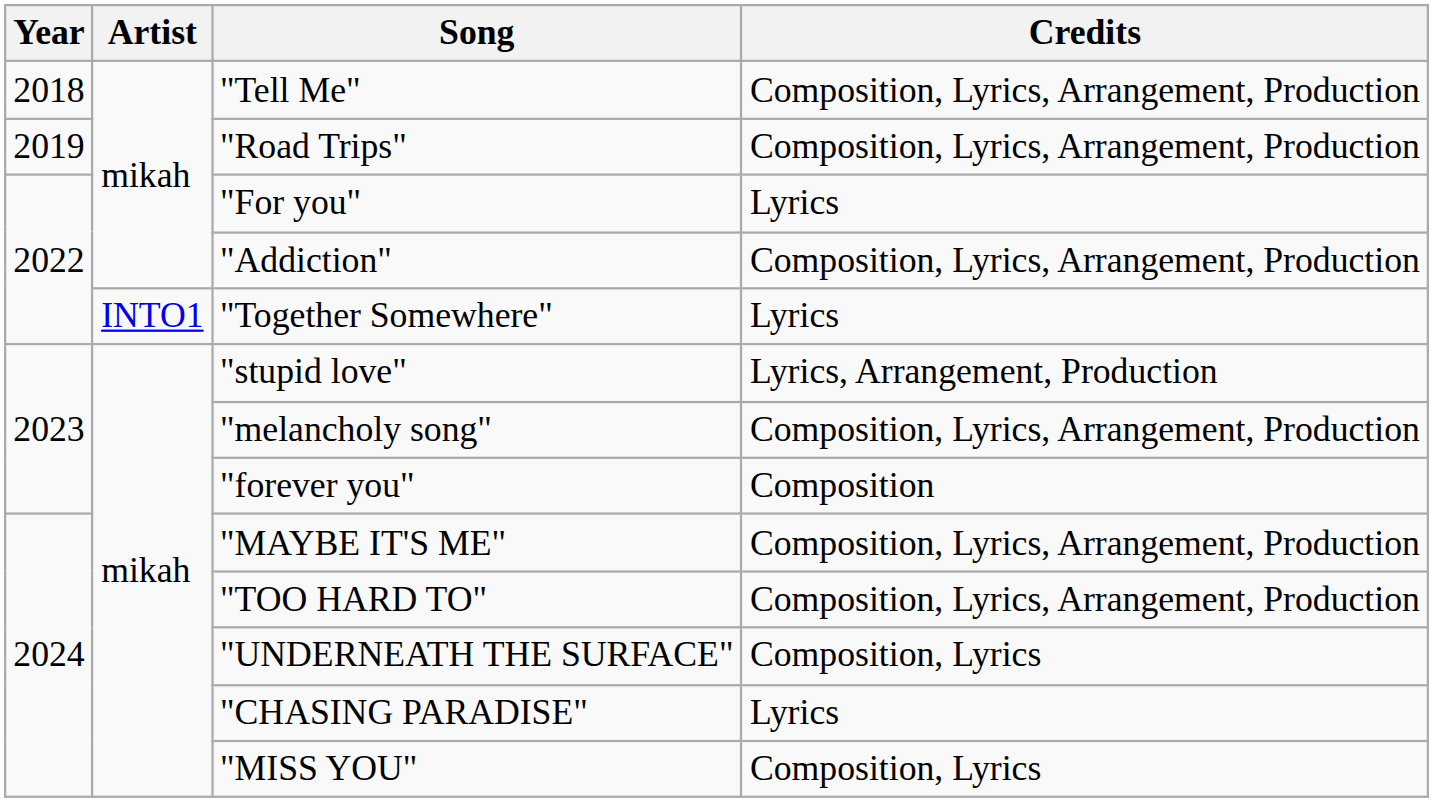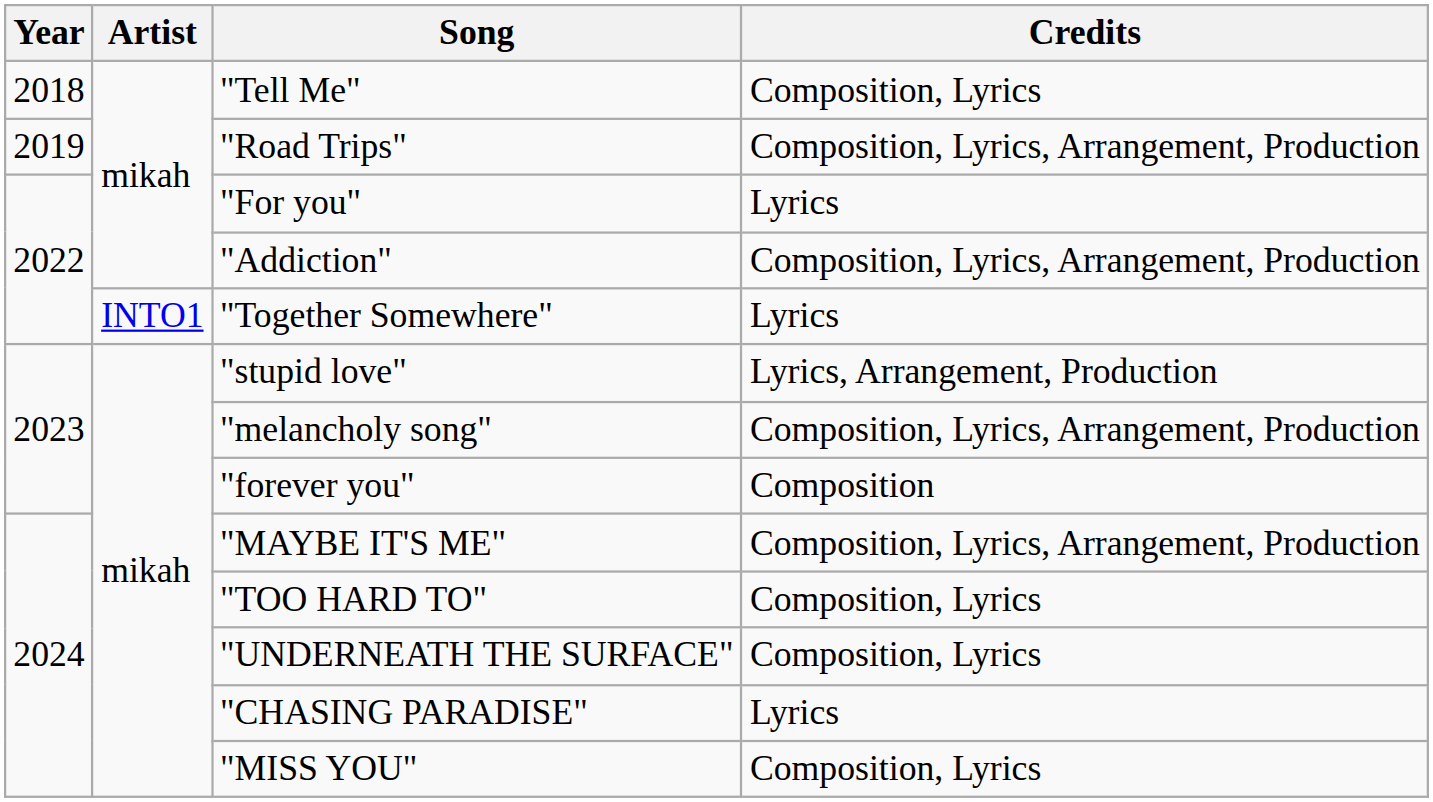(1085, 89) Composition, Lyrics, Arrangement, Production -> (896, 89) Composition, Lyrics
(1085, 598) Composition, Lyrics, Arrangement, Production -> (896, 598) Composition, Lyrics
